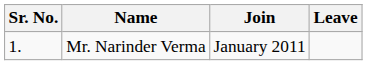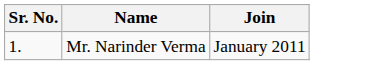- column: (336, 18)
